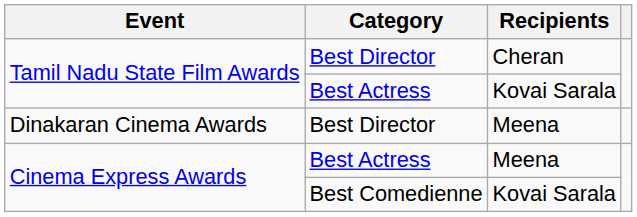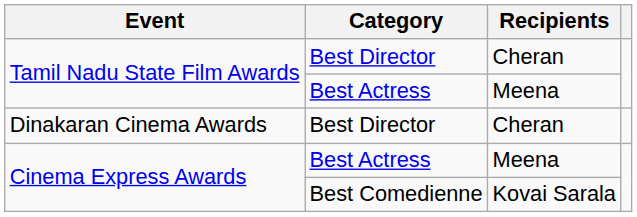(554, 90) Kovai Sarala -> (526, 90) Meena
(526, 125) Meena -> (528, 125) Cheran
